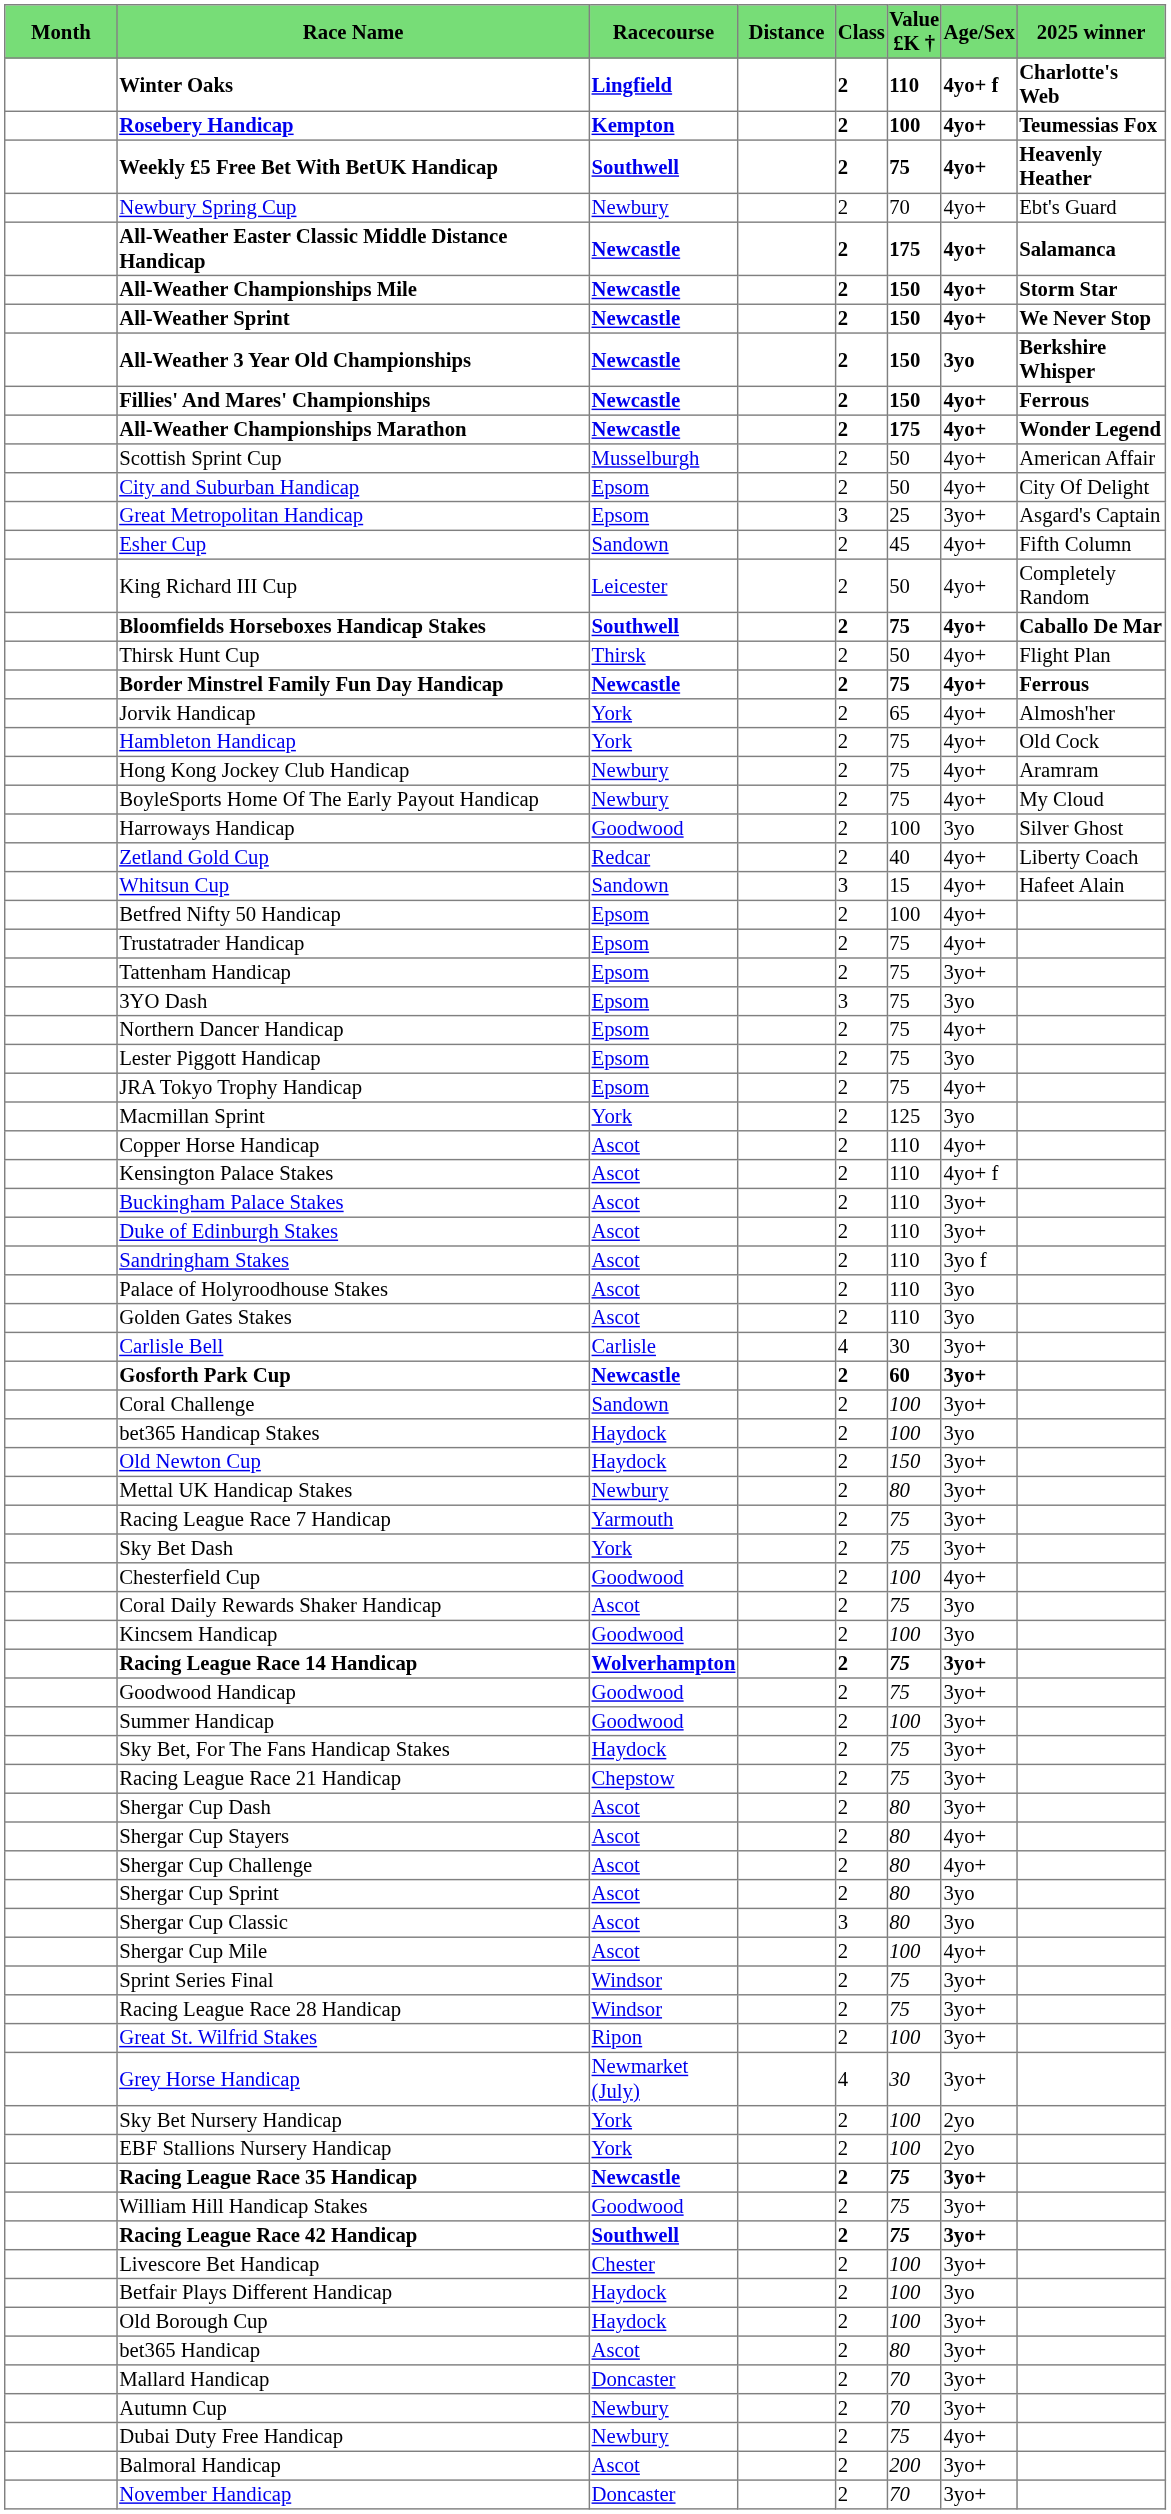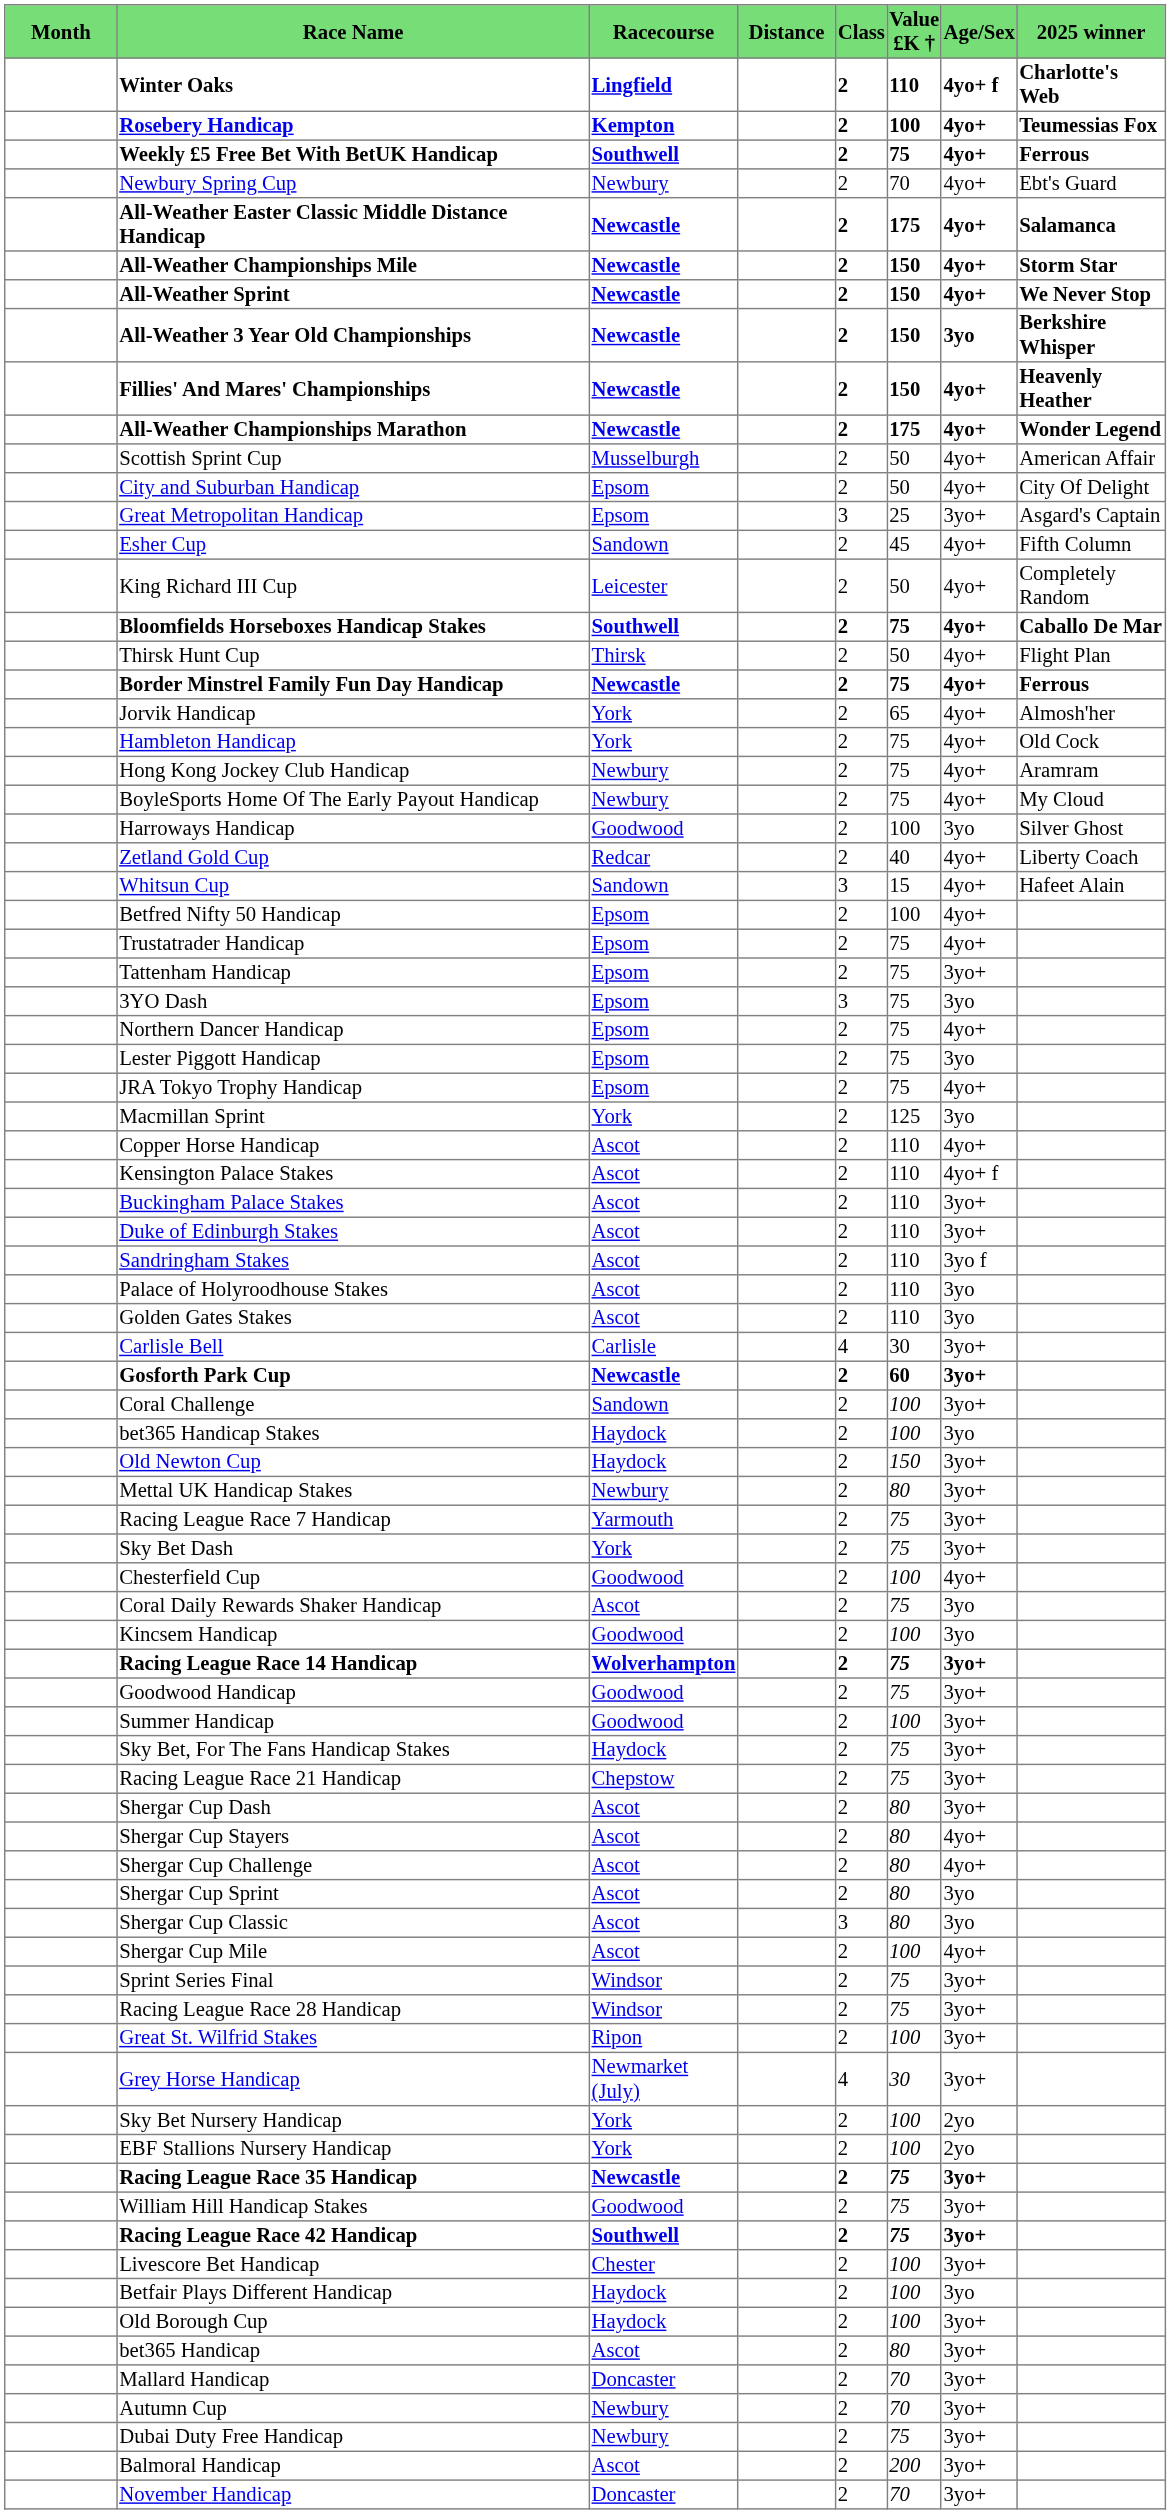(1061, 166) Heavenly Heather -> (1054, 154) Ferrous
(1054, 400) Ferrous -> (1061, 388) Heavenly Heather
(965, 2436) 4yo+ -> (965, 2436) 3yo+
